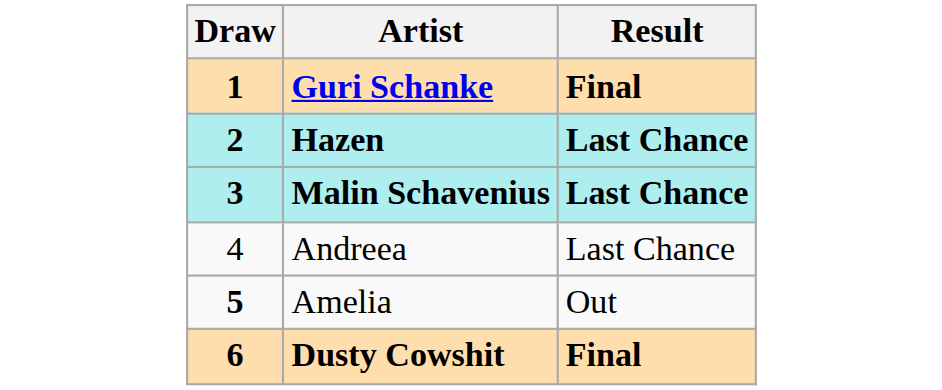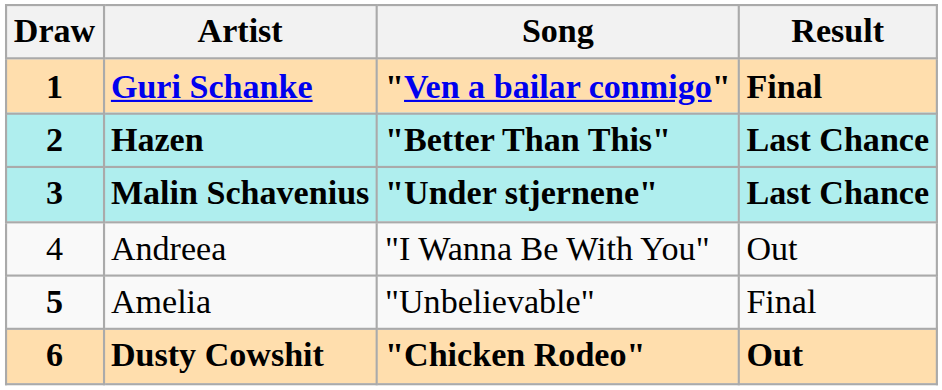+ column: (558, 31)
(650, 247) Last Chance -> (772, 247) Out
(591, 301) Out -> (781, 301) Final
(604, 355) Final -> (775, 355) Out
